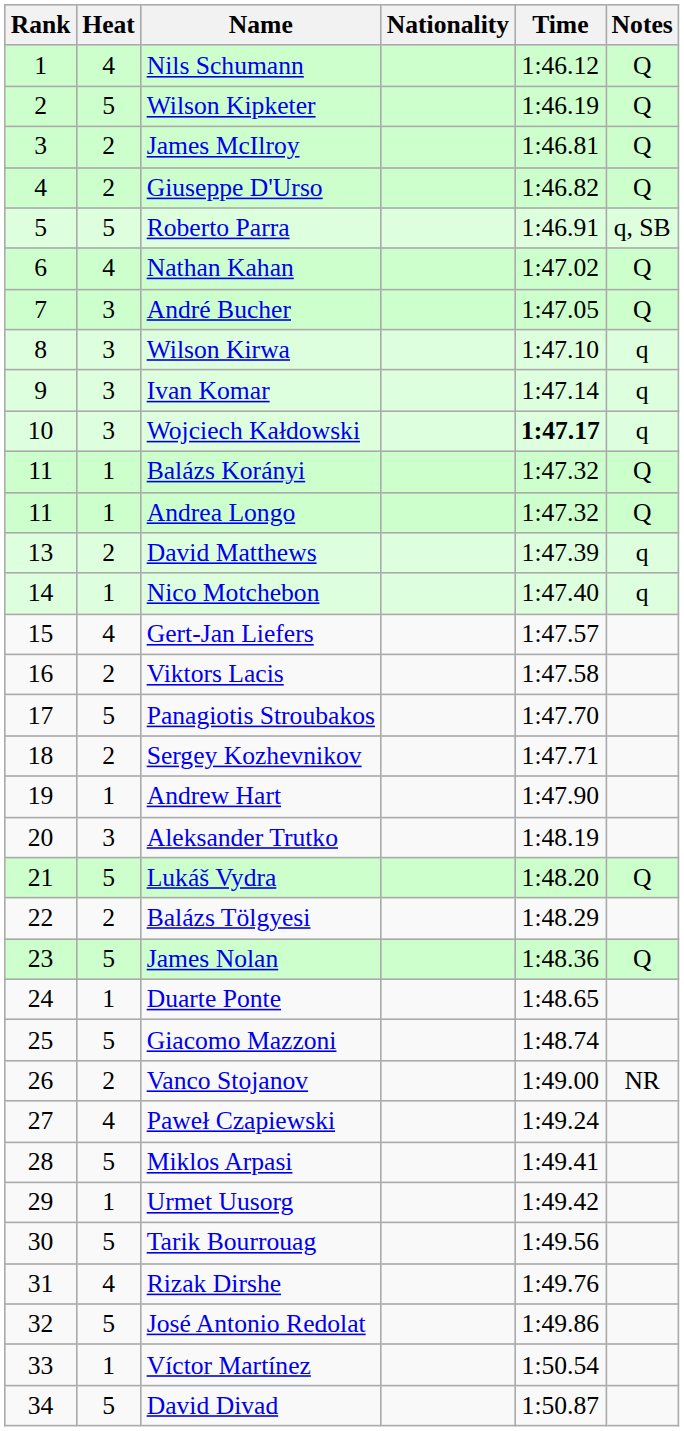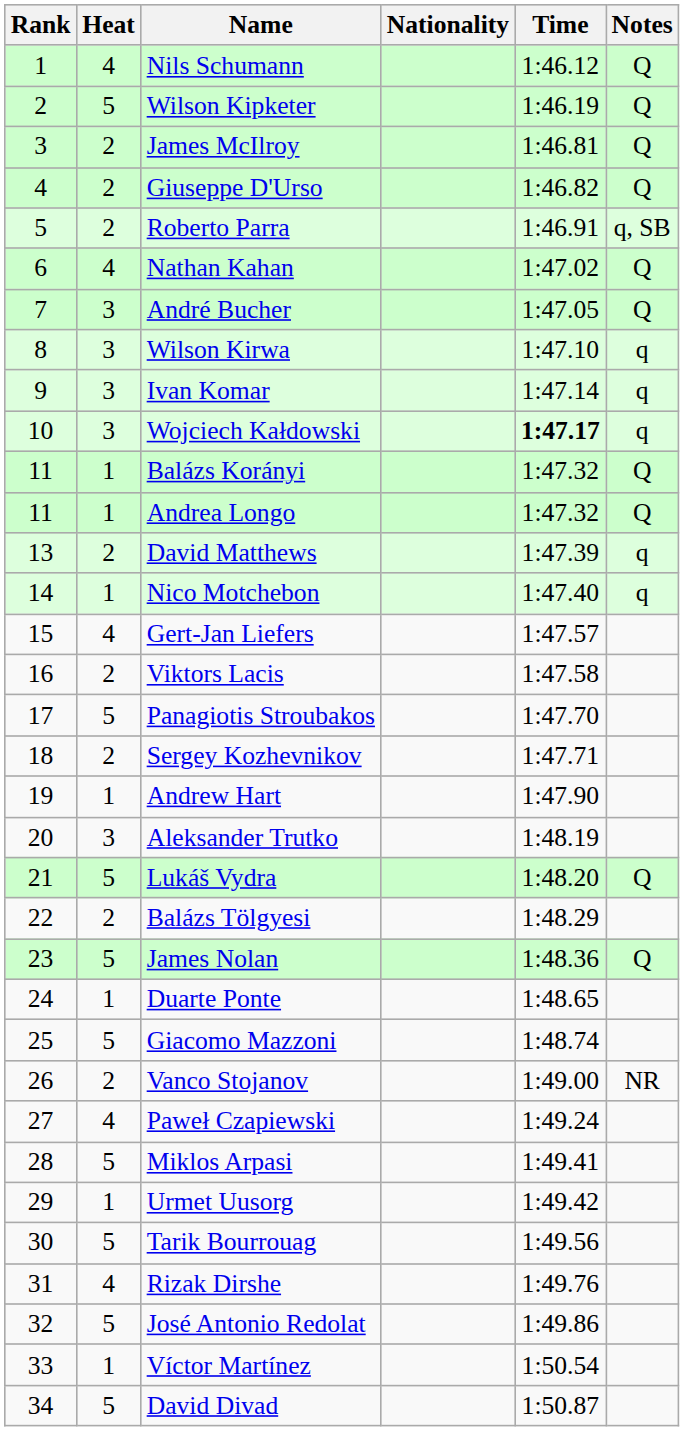(109, 227) 5 -> (109, 227) 2
